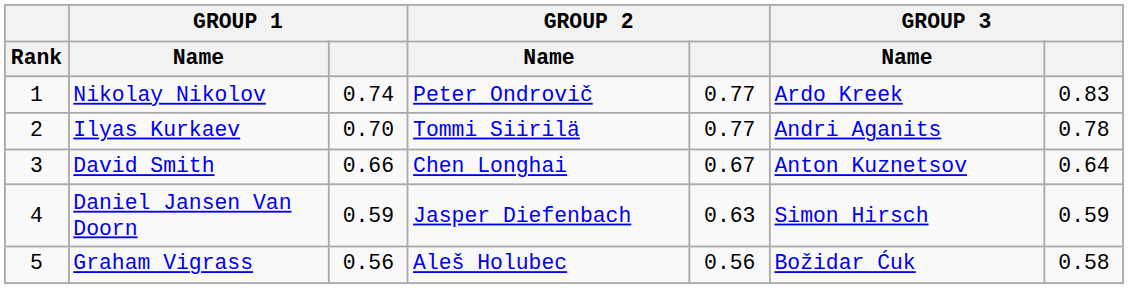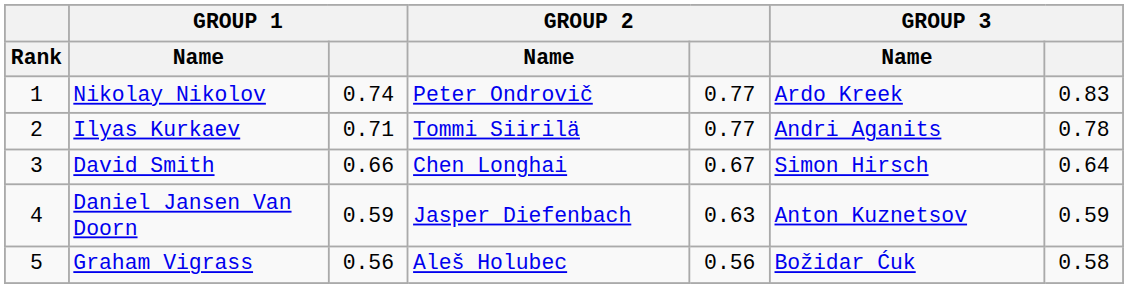(368, 131) 0.70 -> (368, 131) 0.71
(871, 166) Anton Kuznetsov -> (852, 166) Simon Hirsch
(852, 215) Simon Hirsch -> (871, 215) Anton Kuznetsov
